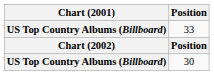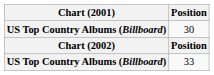rows swapped: (189, 29) <-> (189, 62)
